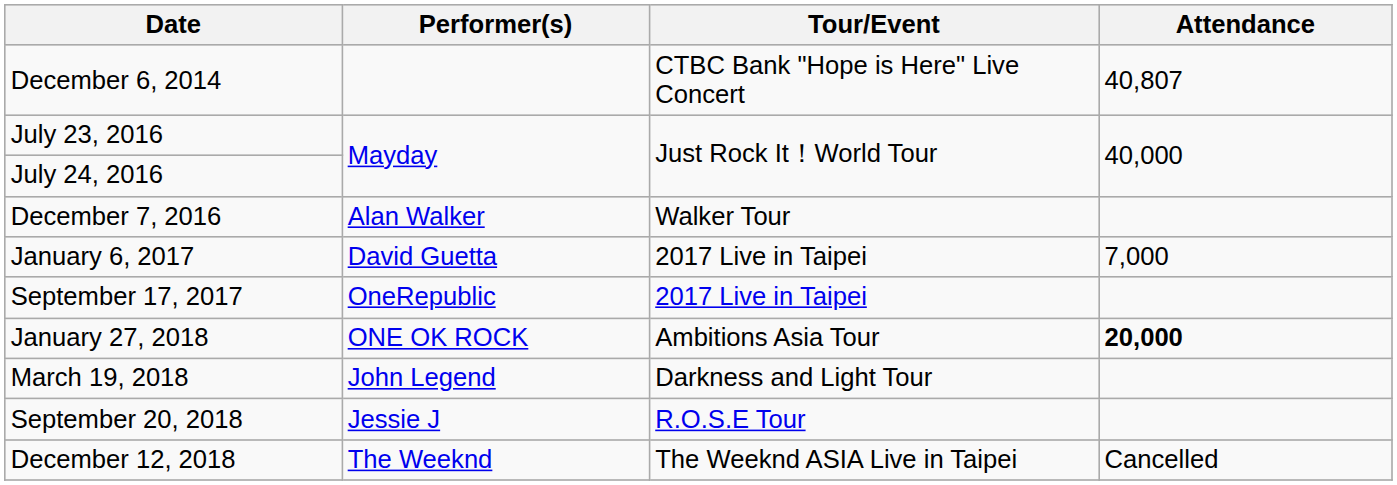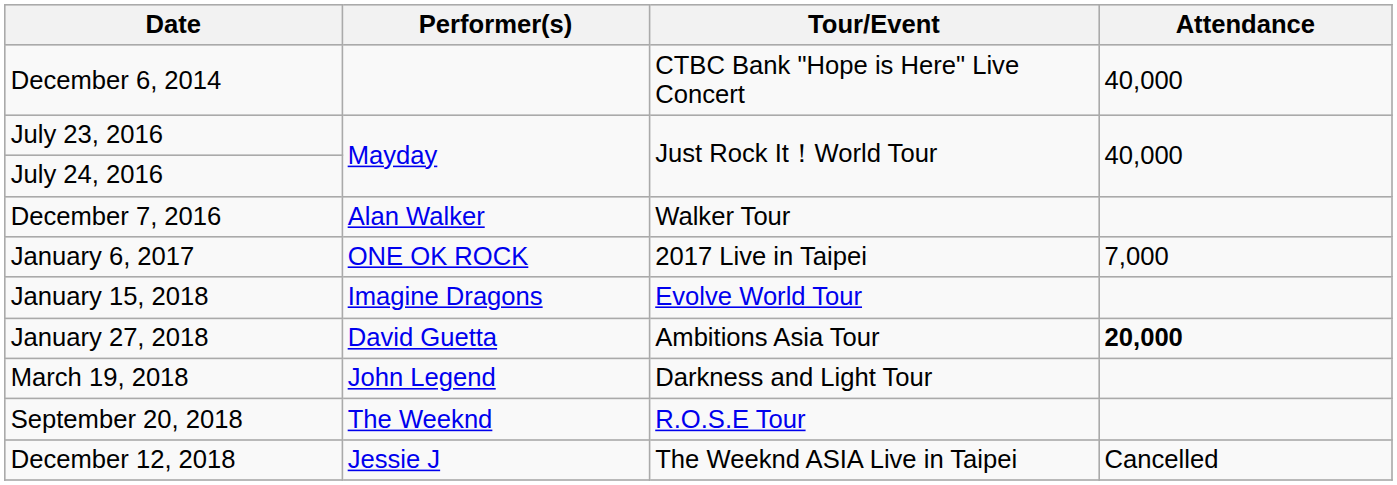(1144, 79) 40,807 -> (1144, 79) 40,000
(422, 256) David Guetta -> (438, 256) ONE OK ROCK
- row: (127, 297)
+ row: (110, 297)
(438, 337) ONE OK ROCK -> (422, 337) David Guetta
(394, 418) Jessie J -> (420, 418) The Weeknd
(420, 459) The Weeknd -> (394, 459) Jessie J
